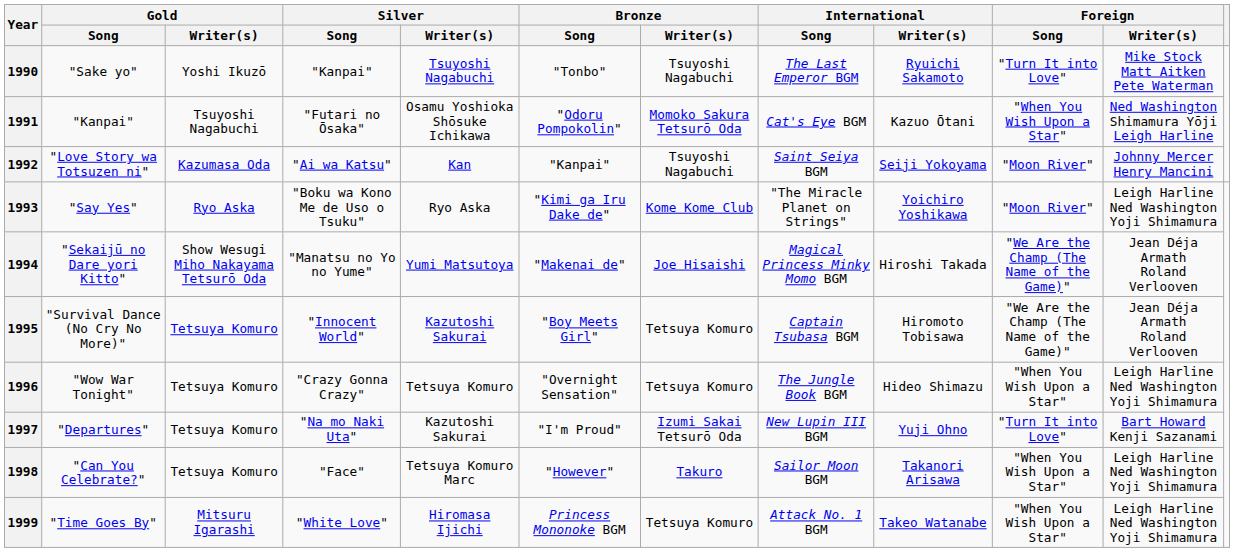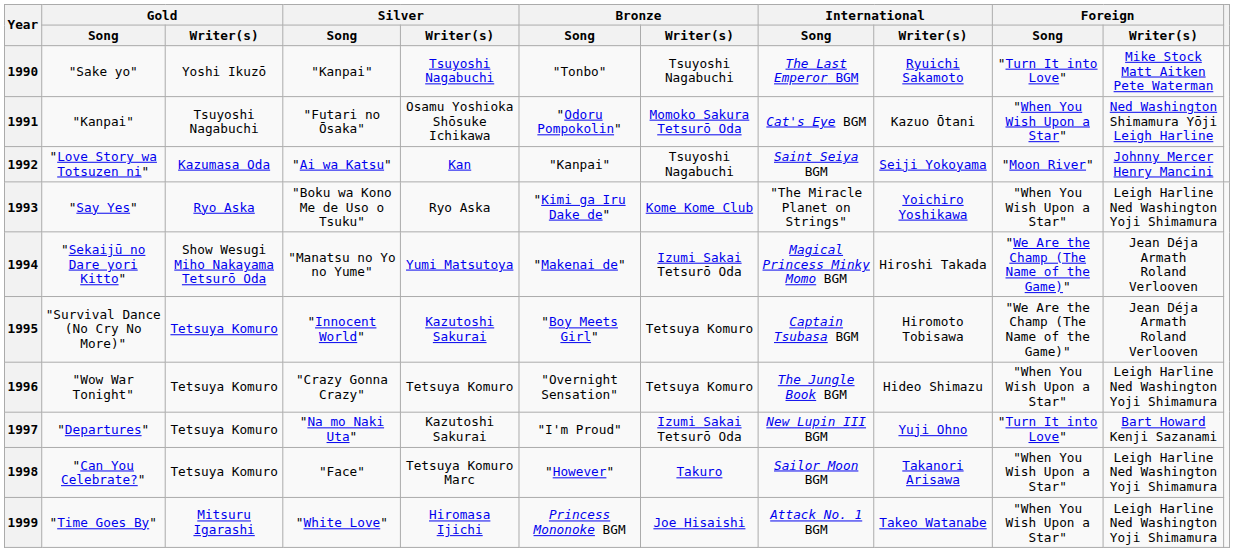(1048, 207) "Moon River" -> (1048, 207) "When You Wish Upon a Star"
(699, 264) Joe Hisaishi -> (699, 264) Izumi Sakai Tetsurō Oda
(699, 523) Tetsuya Komuro -> (699, 523) Joe Hisaishi
